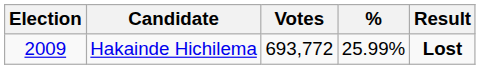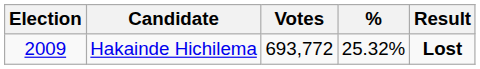(374, 49) 25.99% -> (374, 49) 25.32%
